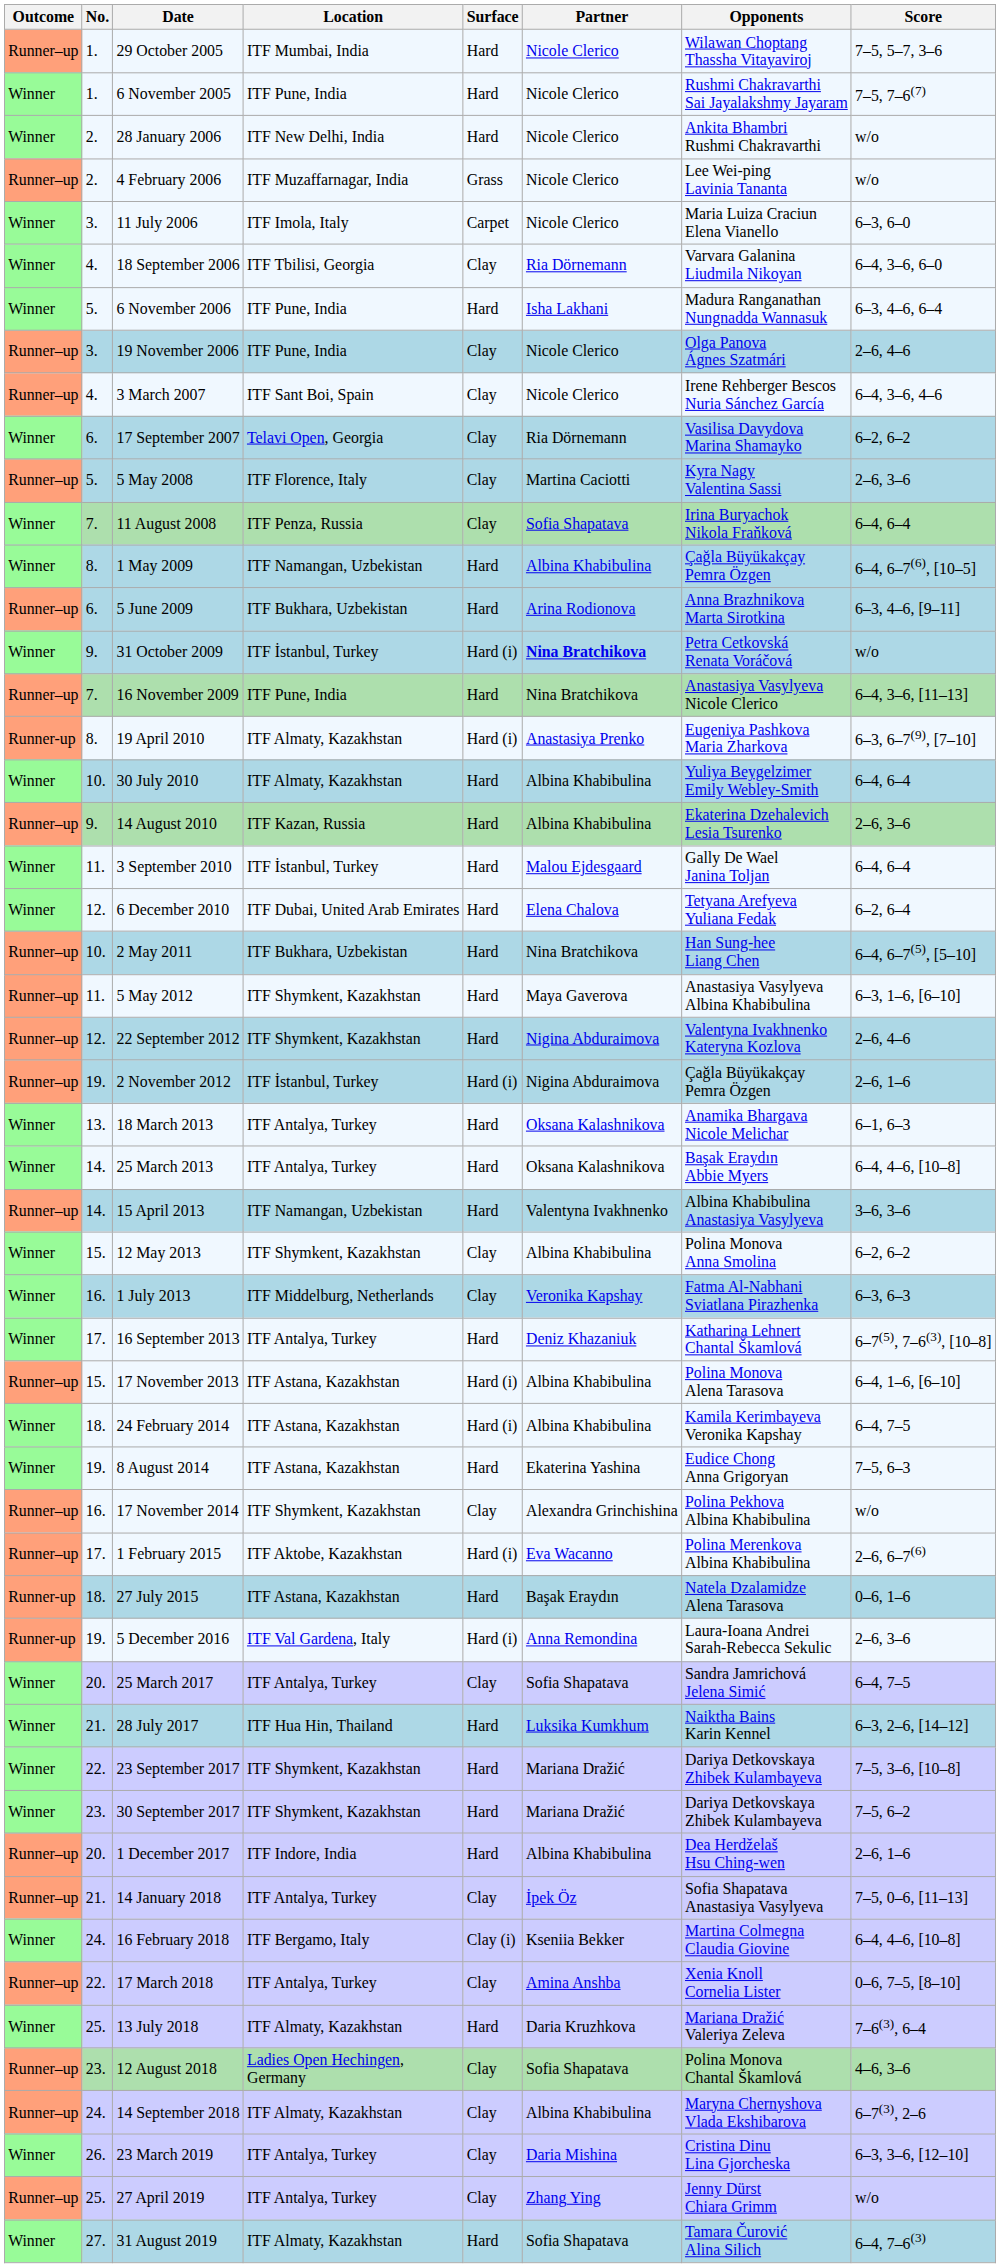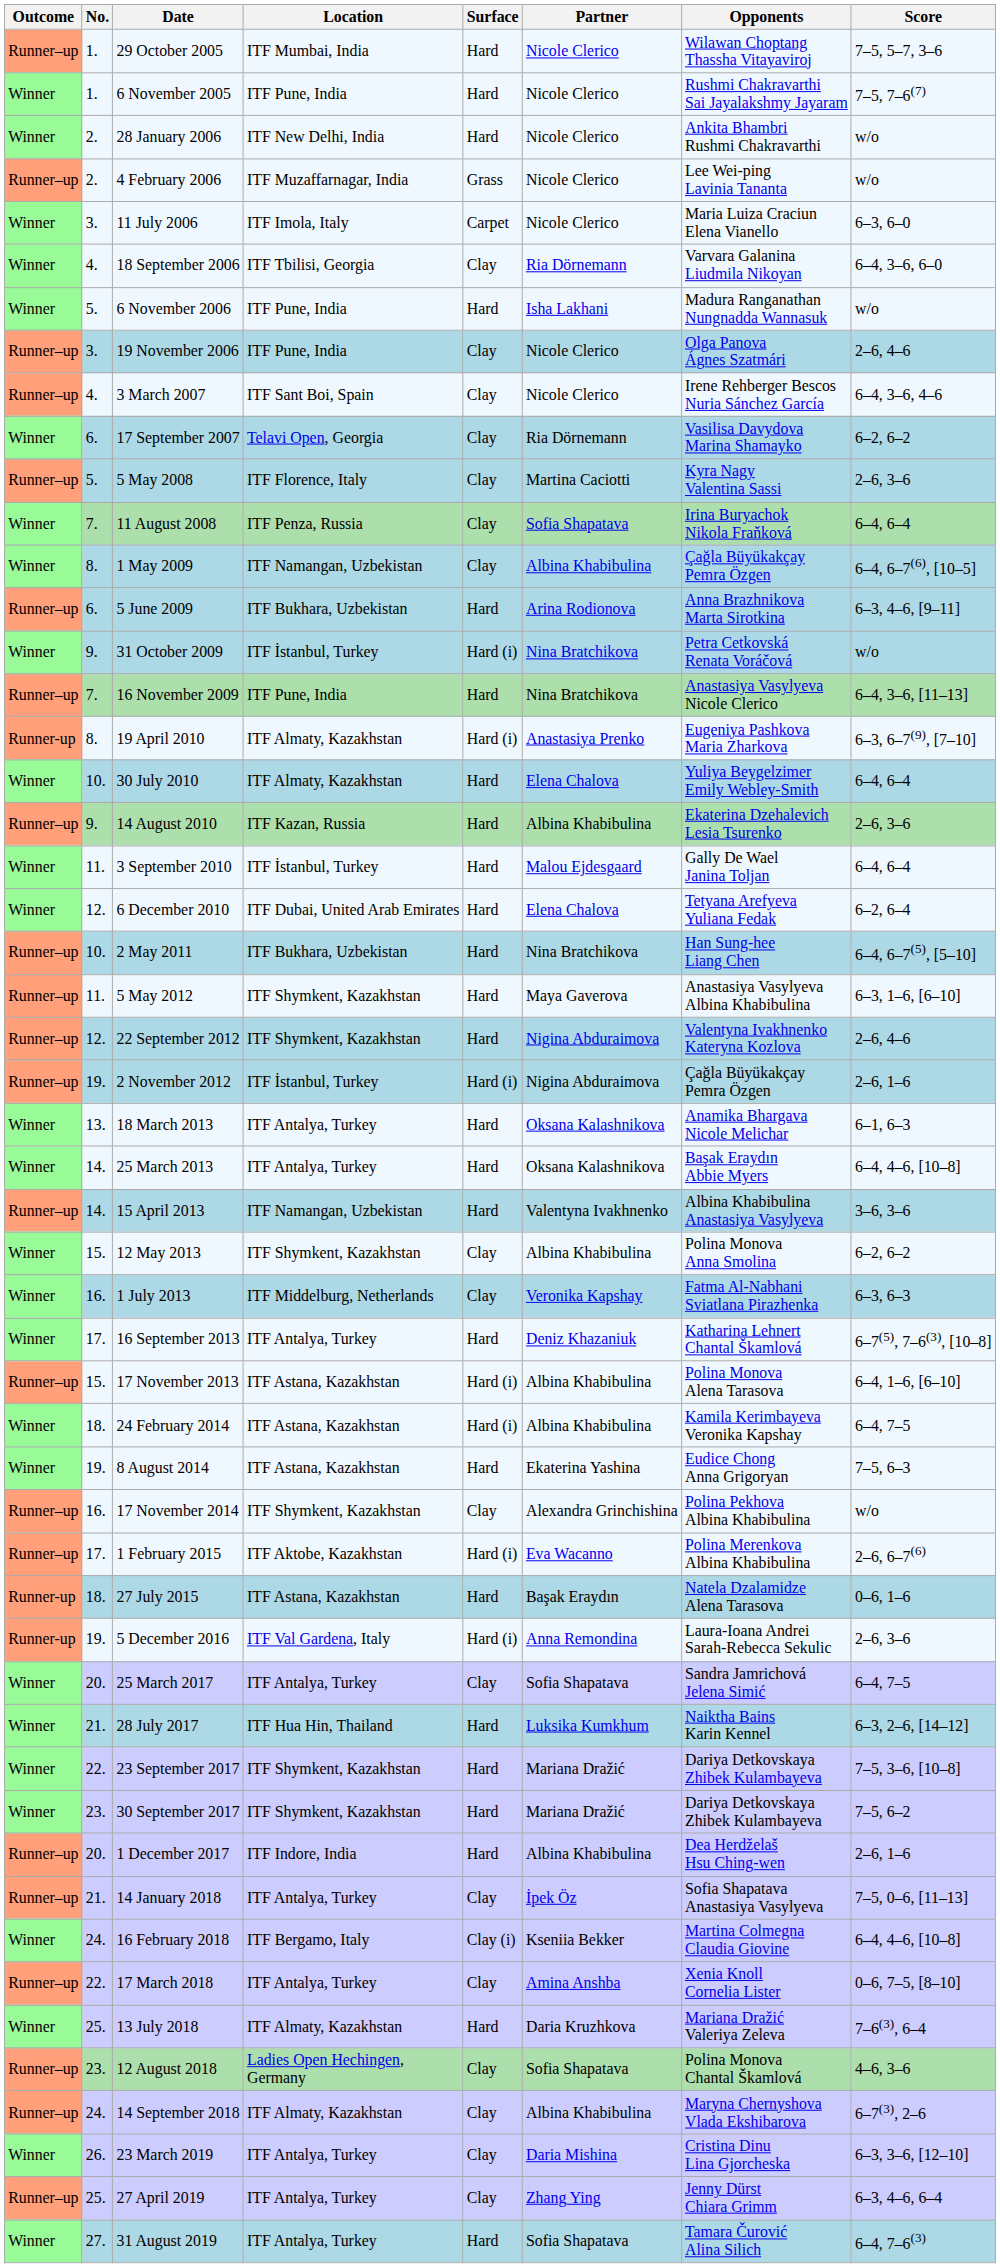(899, 308) 6–3, 4–6, 6–4 -> (867, 308) w/o
(483, 566) Hard -> (482, 566) Clay
(586, 652) bold -> (582, 652) normal
(589, 781) Albina Khabibulina -> (572, 781) Elena Chalova
(867, 2198) w/o -> (899, 2198) 6–3, 4–6, 6–4
(325, 2241) ITF Almaty, Kazakhstan -> (312, 2241) ITF Antalya, Turkey
